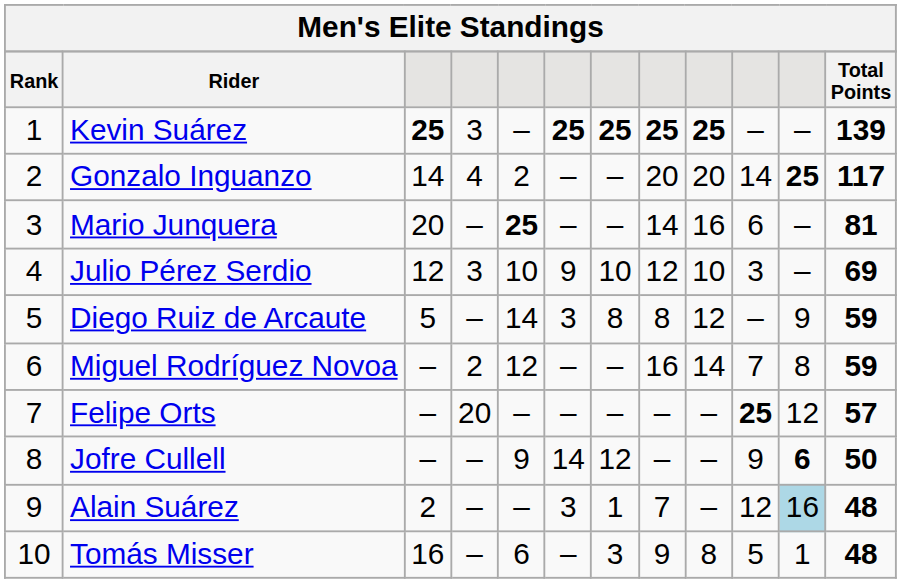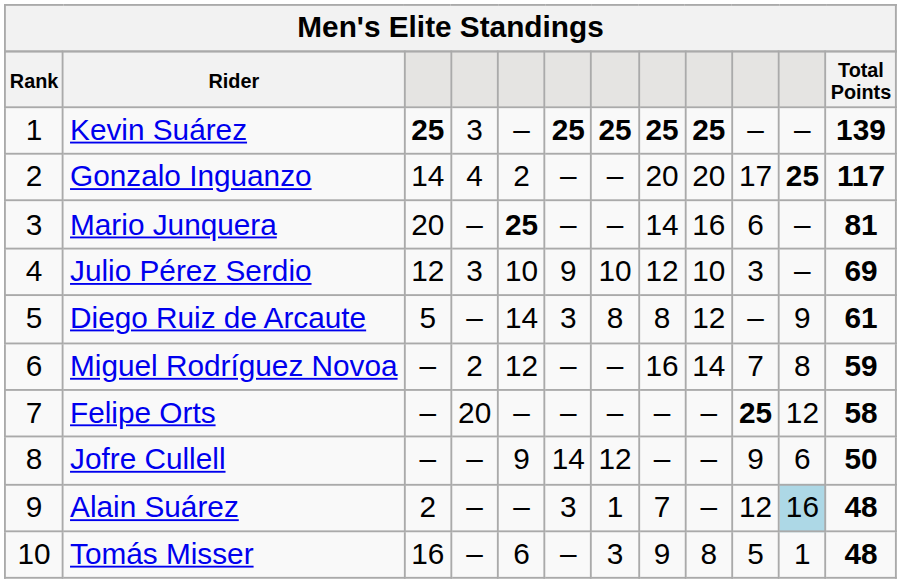(756, 176) 14 -> (756, 176) 17
(861, 318) 59 -> (861, 318) 61
(861, 412) 57 -> (861, 412) 58
(802, 460) bold -> (802, 460) normal
